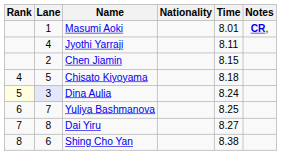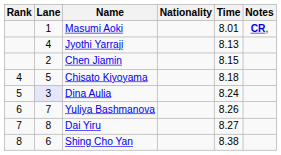(229, 45) 8.11 -> (229, 45) 8.13
(19, 93) lightyellow background -> (19, 93) no background
(229, 110) 8.25 -> (229, 110) 8.26
